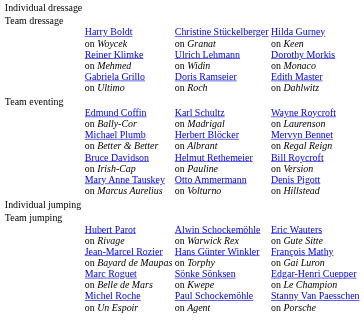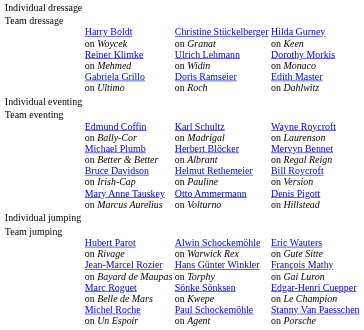+ row: (44, 101)
